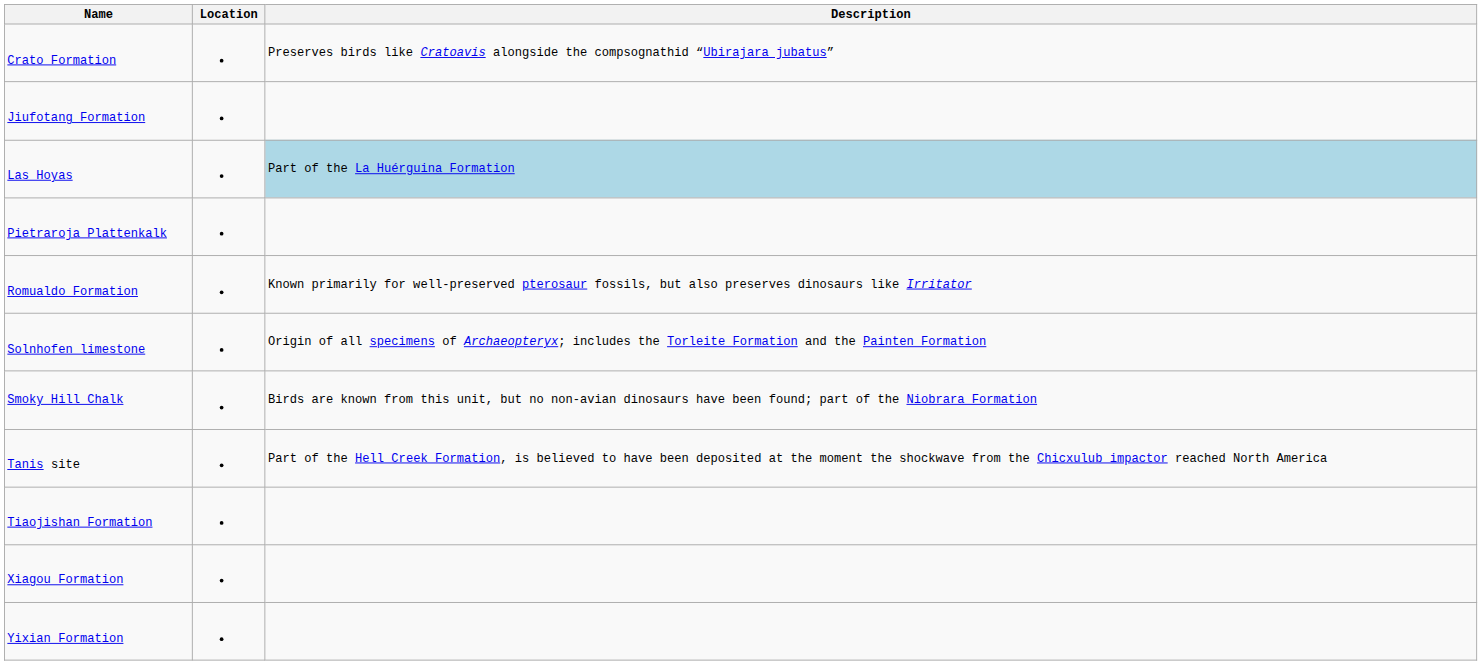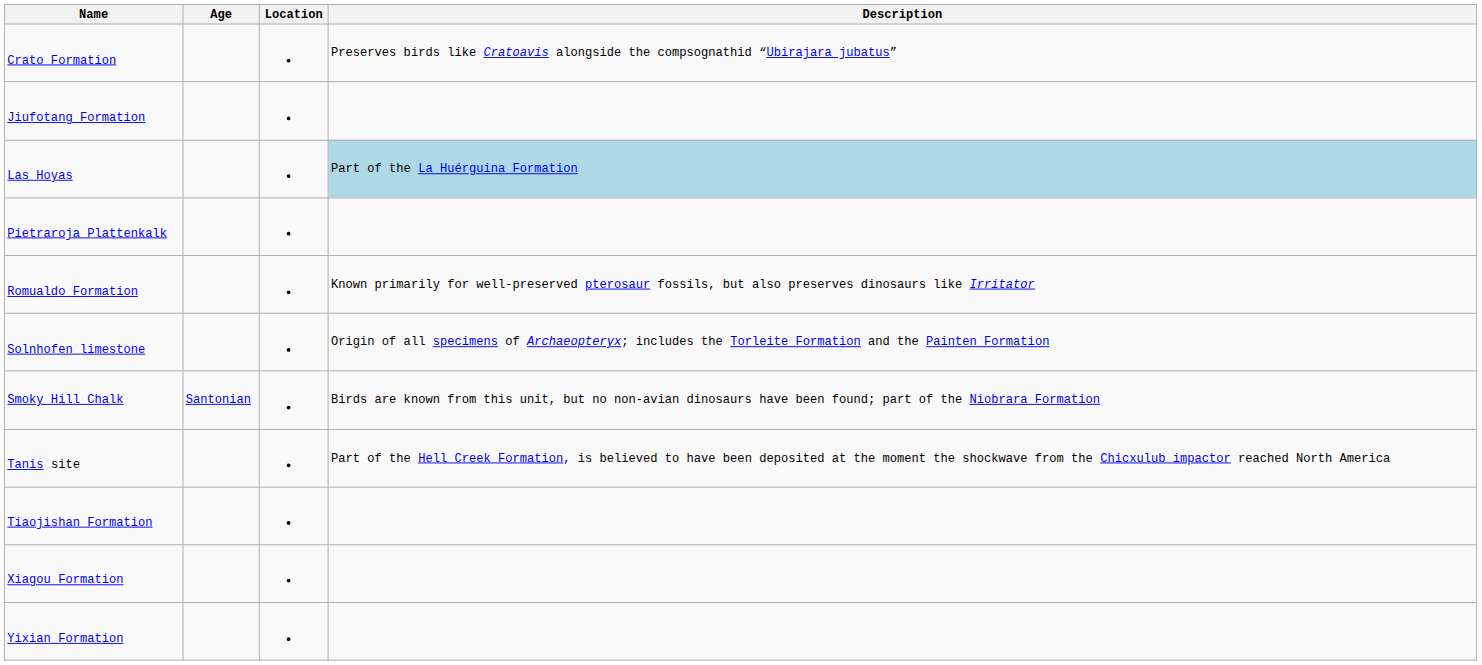+ column: (221, 14)
